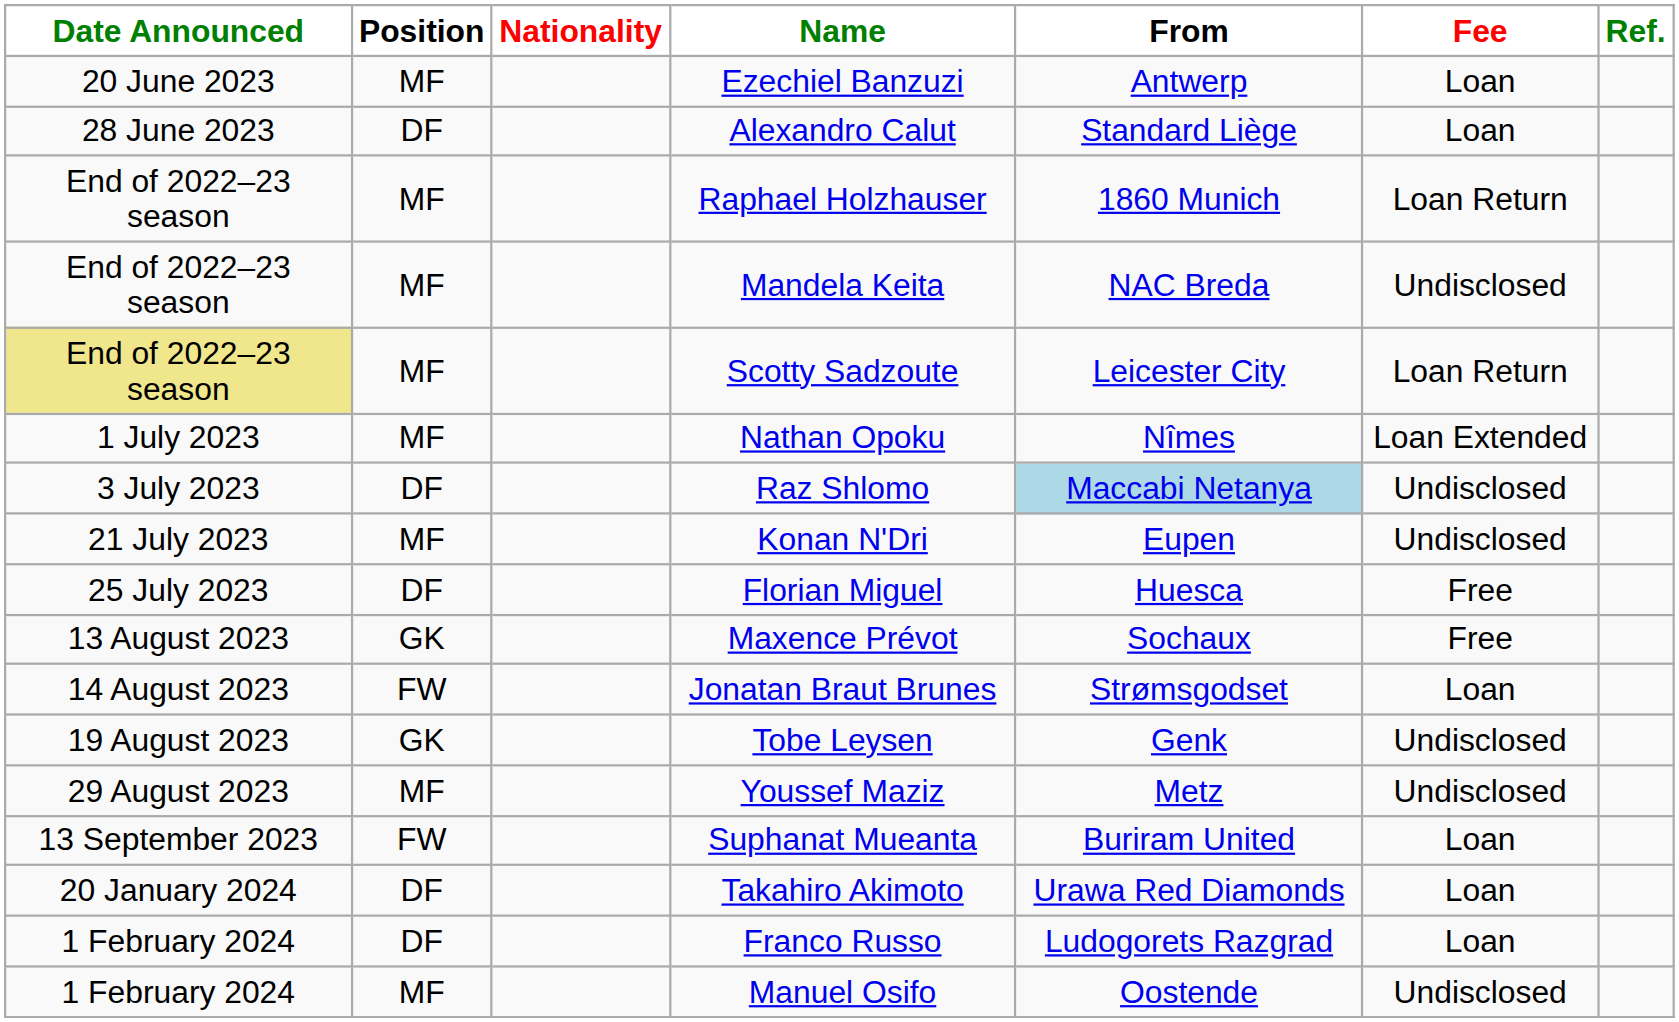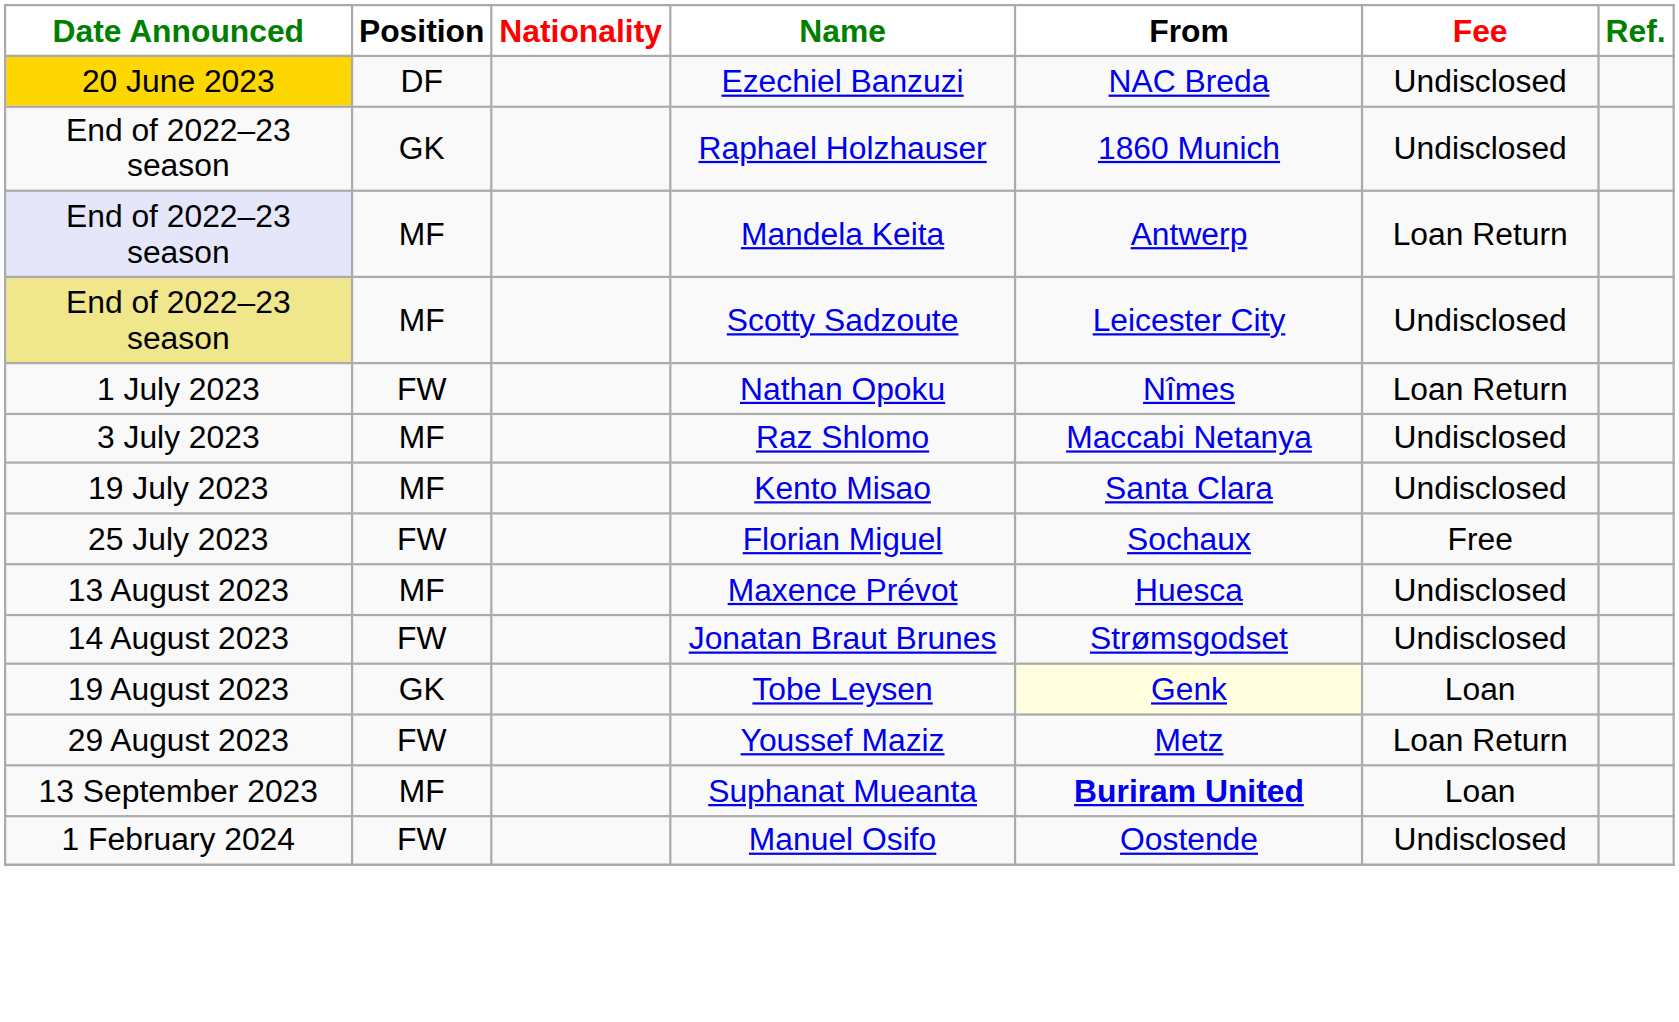(178, 81) no background -> (178, 81) gold background
(422, 81) MF -> (422, 81) DF
(1189, 81) Antwerp -> (1189, 81) NAC Breda
(1480, 81) Loan -> (1480, 81) Undisclosed
- row: (843, 131)
(422, 199) MF -> (422, 149) GK
(1480, 199) Loan Return -> (1480, 149) Undisclosed
(178, 285) no background -> (178, 235) lavender background
(1189, 285) NAC Breda -> (1189, 235) Antwerp
(1480, 285) Undisclosed -> (1480, 235) Loan Return
(1480, 370) Loan Return -> (1480, 320) Undisclosed
(422, 438) MF -> (422, 388) FW
(1480, 438) Loan Extended -> (1480, 388) Loan Return
(422, 489) DF -> (422, 438) MF
(1189, 489) lightblue background -> (1189, 438) no background
+ row: (843, 489)
- row: (843, 539)
(422, 589) DF -> (422, 539) FW
(1189, 589) Huesca -> (1189, 539) Sochaux
(422, 639) GK -> (422, 589) MF
(1189, 639) Sochaux -> (1189, 589) Huesca
(1480, 639) Free -> (1480, 589) Undisclosed
(1480, 690) Loan -> (1480, 639) Undisclosed
(1189, 740) no background -> (1189, 690) lightyellow background
(1480, 740) Undisclosed -> (1480, 690) Loan
(422, 790) MF -> (422, 740) FW
(1480, 790) Undisclosed -> (1480, 740) Loan Return
(422, 841) FW -> (422, 790) MF
(1189, 841) normal -> (1189, 790) bold
- row: (843, 891)
- row: (843, 941)
(422, 991) MF -> (422, 841) FW
